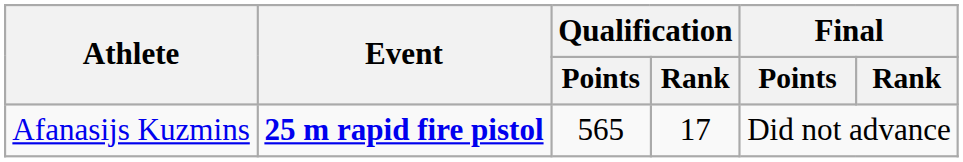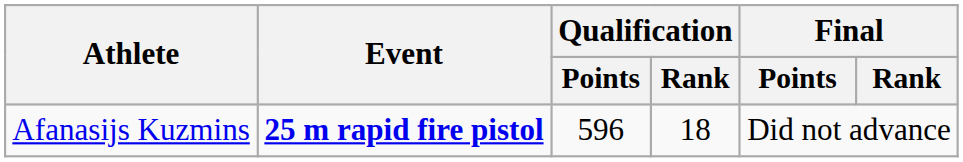(601, 130) 565 -> (601, 130) 596
(695, 130) 17 -> (695, 130) 18
